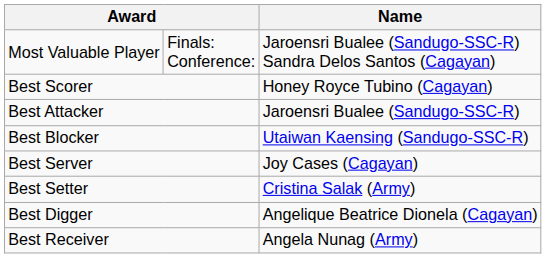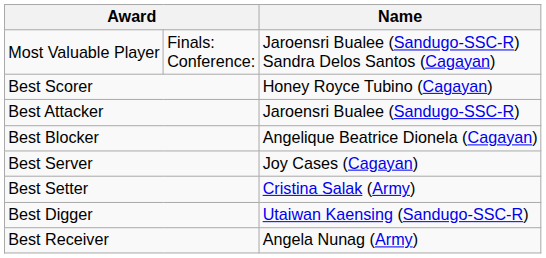(396, 138) Utaiwan Kaensing (Sandugo-SSC-R) -> (400, 138) Angelique Beatrice Dionela (Cagayan)
(400, 214) Angelique Beatrice Dionela (Cagayan) -> (396, 214) Utaiwan Kaensing (Sandugo-SSC-R)
